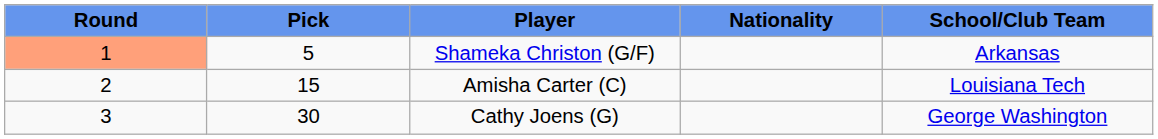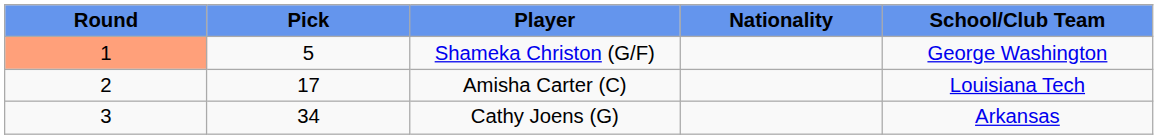(1017, 52) Arkansas -> (1017, 52) George Washington
(308, 85) 15 -> (308, 85) 17
(308, 117) 30 -> (308, 117) 34
(1017, 117) George Washington -> (1017, 117) Arkansas
